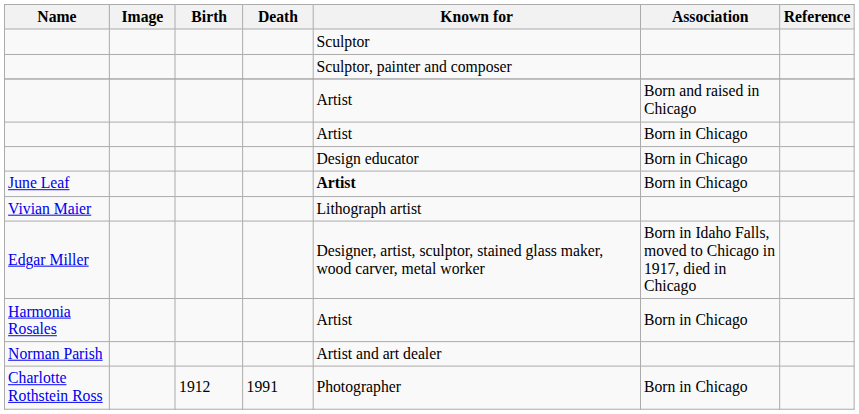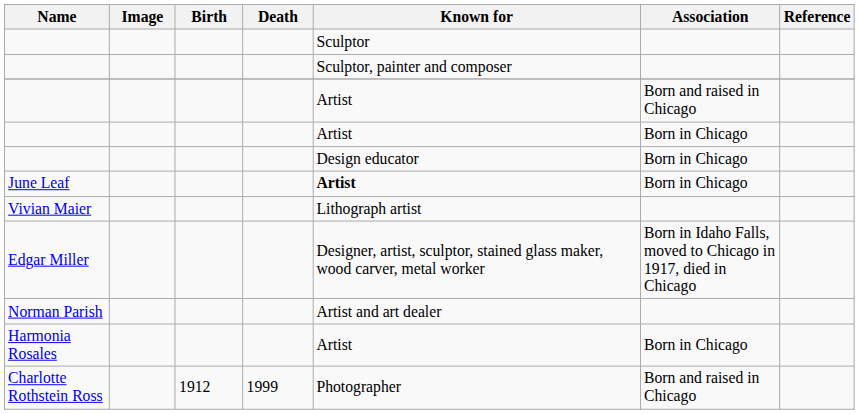rows swapped: (55, 353) <-> (39, 320)
(262, 387) 1991 -> (262, 387) 1999
(696, 387) Born in Chicago -> (702, 387) Born and raised in Chicago
